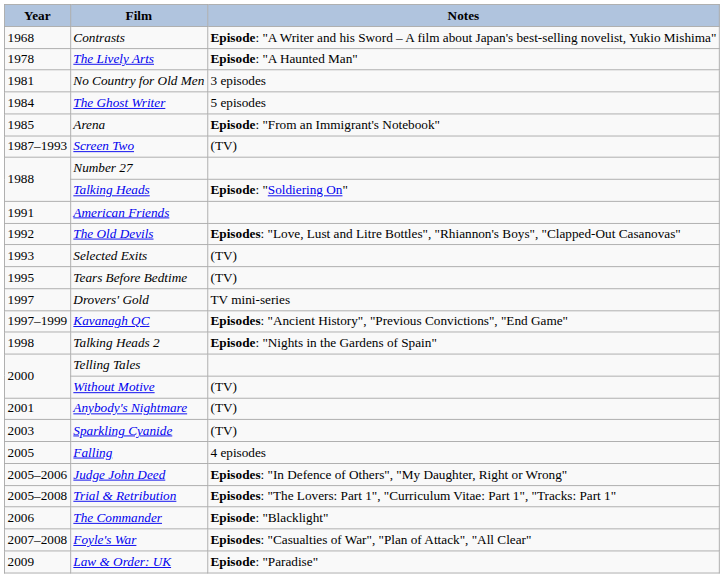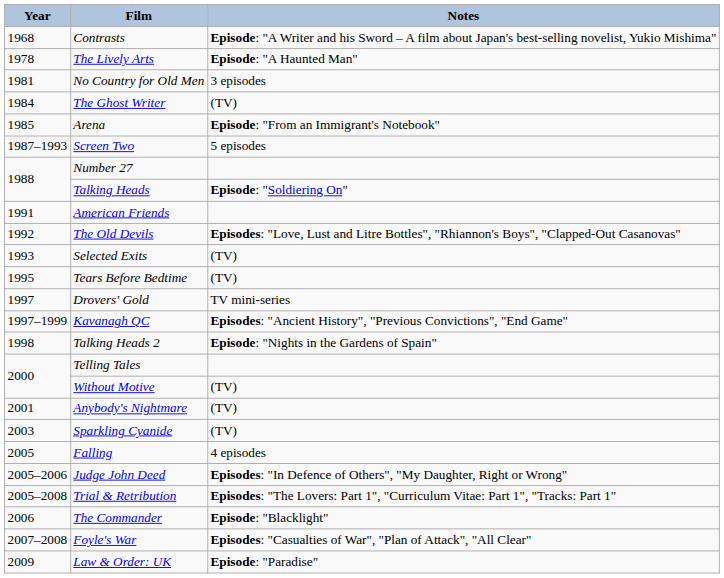(238, 103) 5 episodes -> (224, 103) (TV)
(224, 146) (TV) -> (238, 146) 5 episodes
